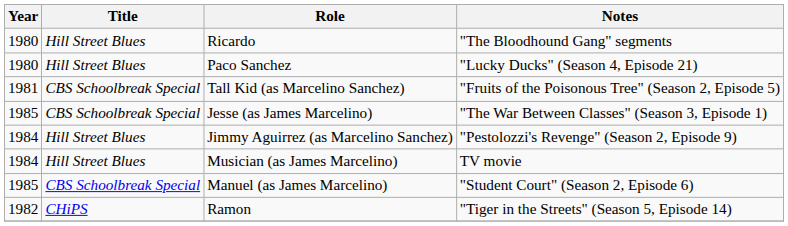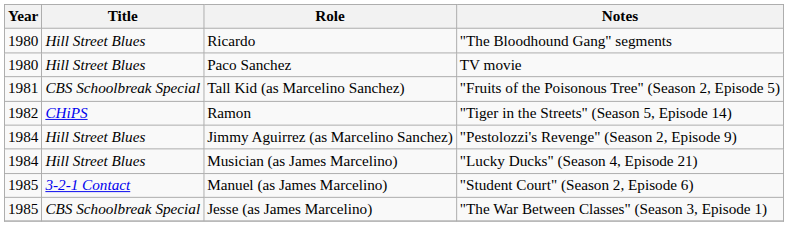(579, 64) "Lucky Ducks" (Season 4, Episode 21) -> (491, 64) TV movie
rows swapped: (229, 209) <-> (290, 112)
(491, 161) TV movie -> (579, 161) "Lucky Ducks" (Season 4, Episode 21)
(123, 185) CBS Schoolbreak Special -> (88, 185) 3-2-1 Contact
